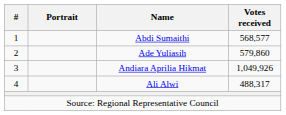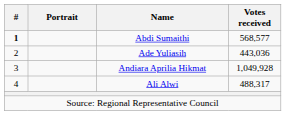(16, 38) normal -> (16, 38) bold
(255, 53) 579,860 -> (255, 53) 443,036
(255, 68) 1,049,926 -> (255, 68) 1,049,928
